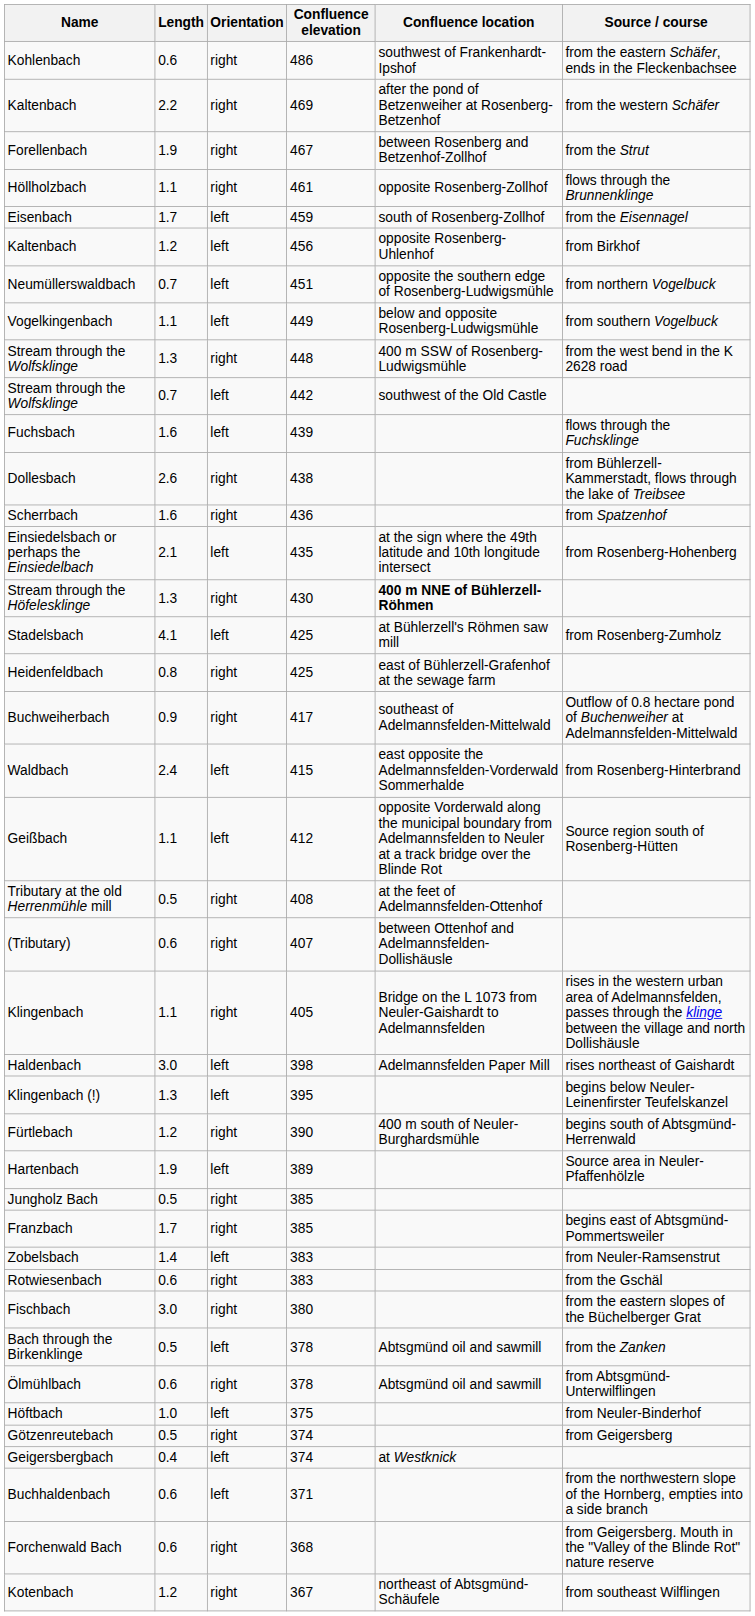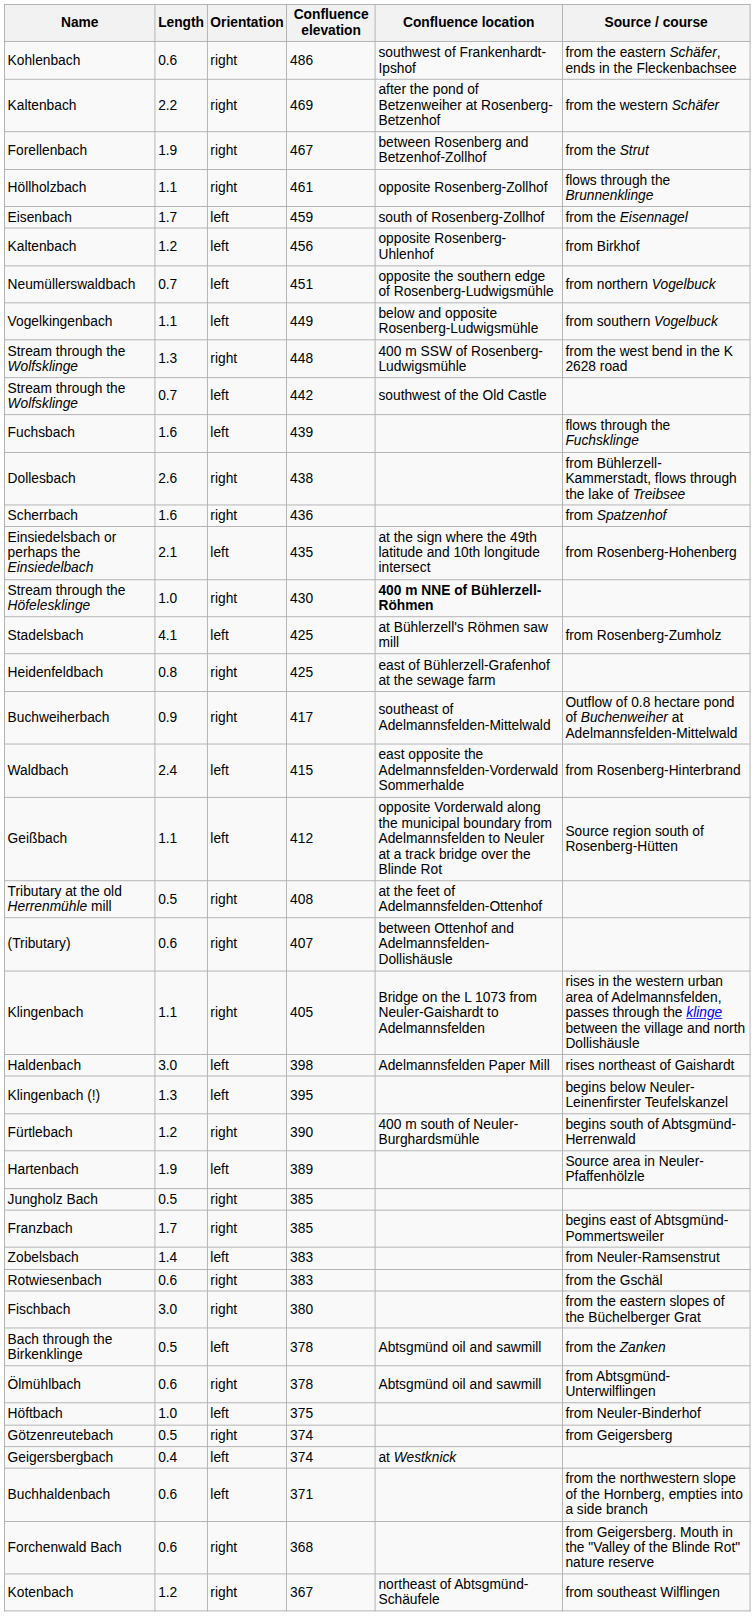(168, 598) 1.3 -> (168, 598) 1.0
